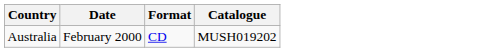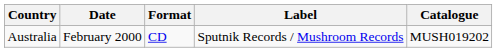+ column: (300, 15)
